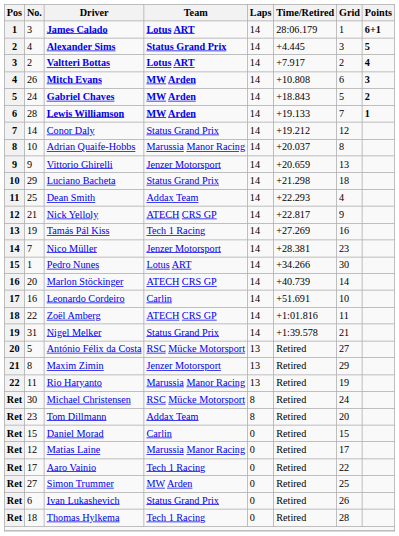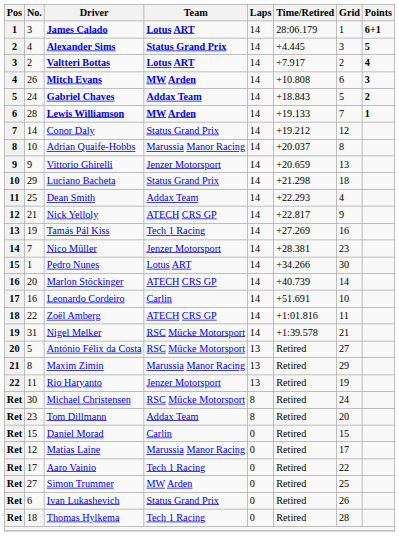(171, 96) MW Arden -> (174, 96) Addax Team
(183, 332) Status Grand Prix -> (196, 332) RSC Mücke Motorsport
(184, 365) Jenzer Motorsport -> (196, 365) Marussia Manor Racing
(196, 382) Marussia Manor Racing -> (184, 382) Jenzer Motorsport
